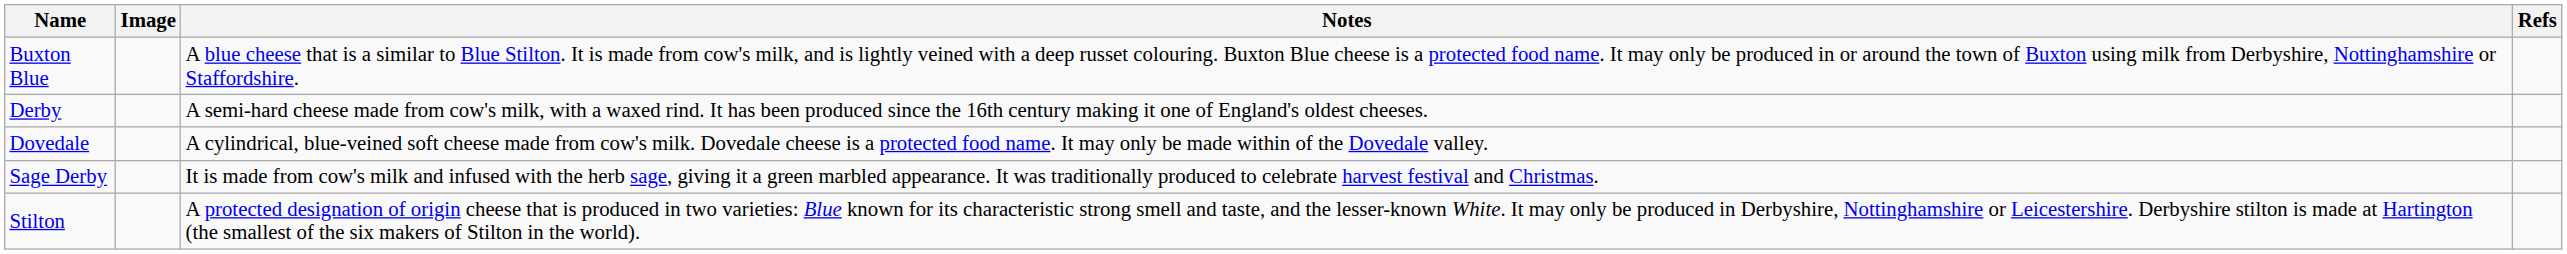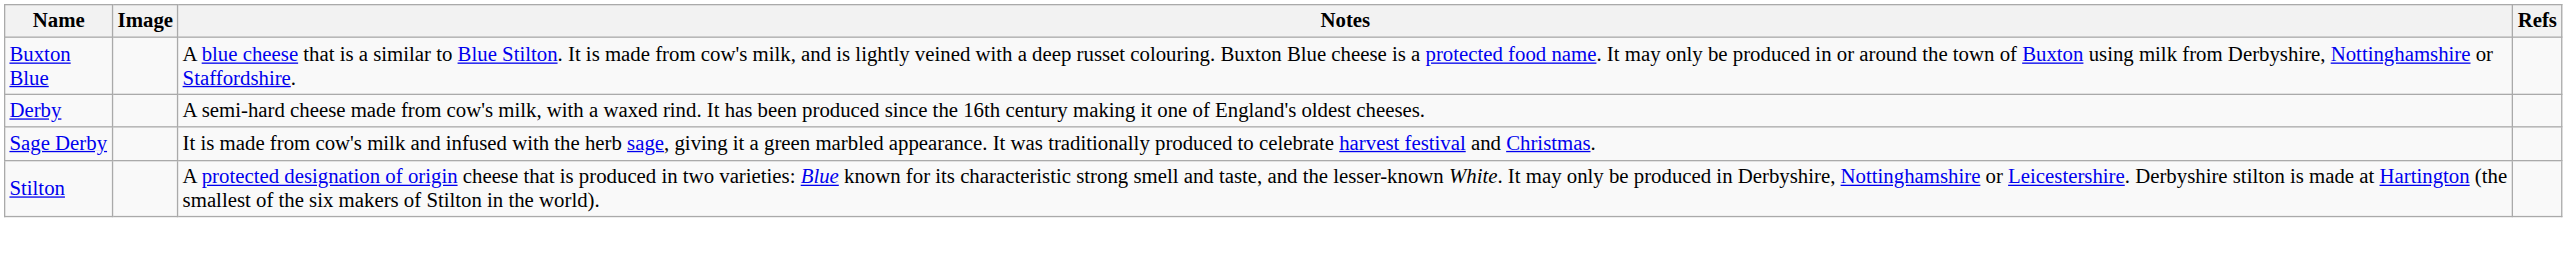- row: (49, 143)
